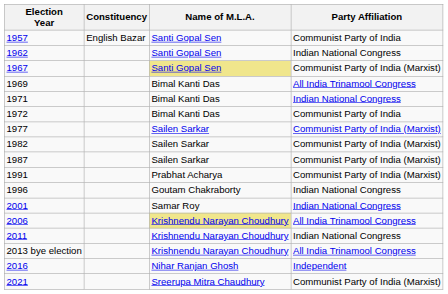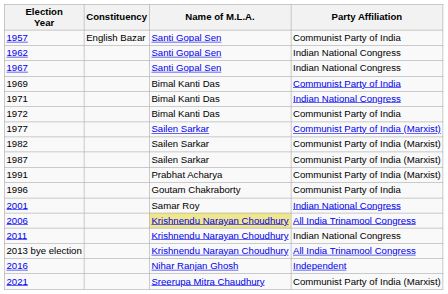(186, 68) khaki background -> (186, 68) no background
(367, 68) Communist Party of India (Marxist) -> (347, 68) Indian National Congress
(354, 83) All India Trinamool Congress -> (347, 83) Communist Party of India
(347, 190) Indian National Congress -> (347, 190) Communist Party of India
